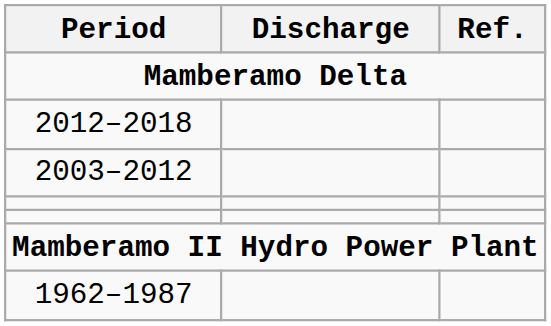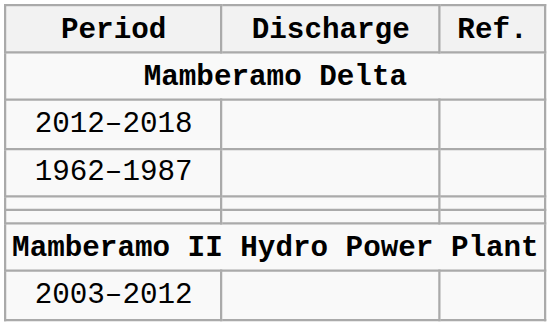rows swapped: (114, 172) <-> (114, 295)
